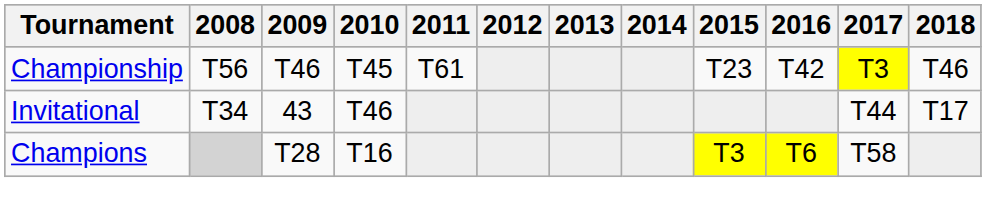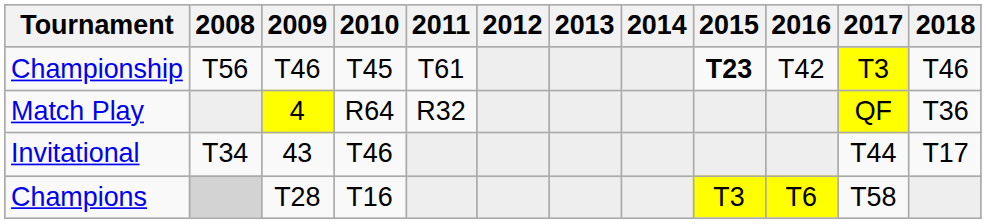(729, 68) normal -> (729, 68) bold
+ row: (78, 111)
